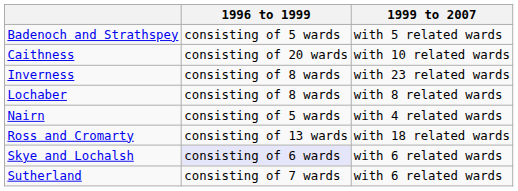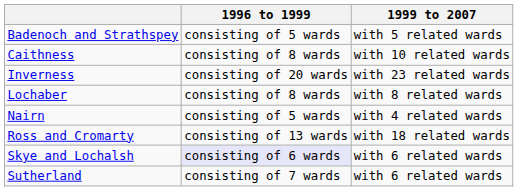(266, 55) consisting of 20 wards -> (262, 55) consisting of 8 wards
(262, 75) consisting of 8 wards -> (266, 75) consisting of 20 wards
